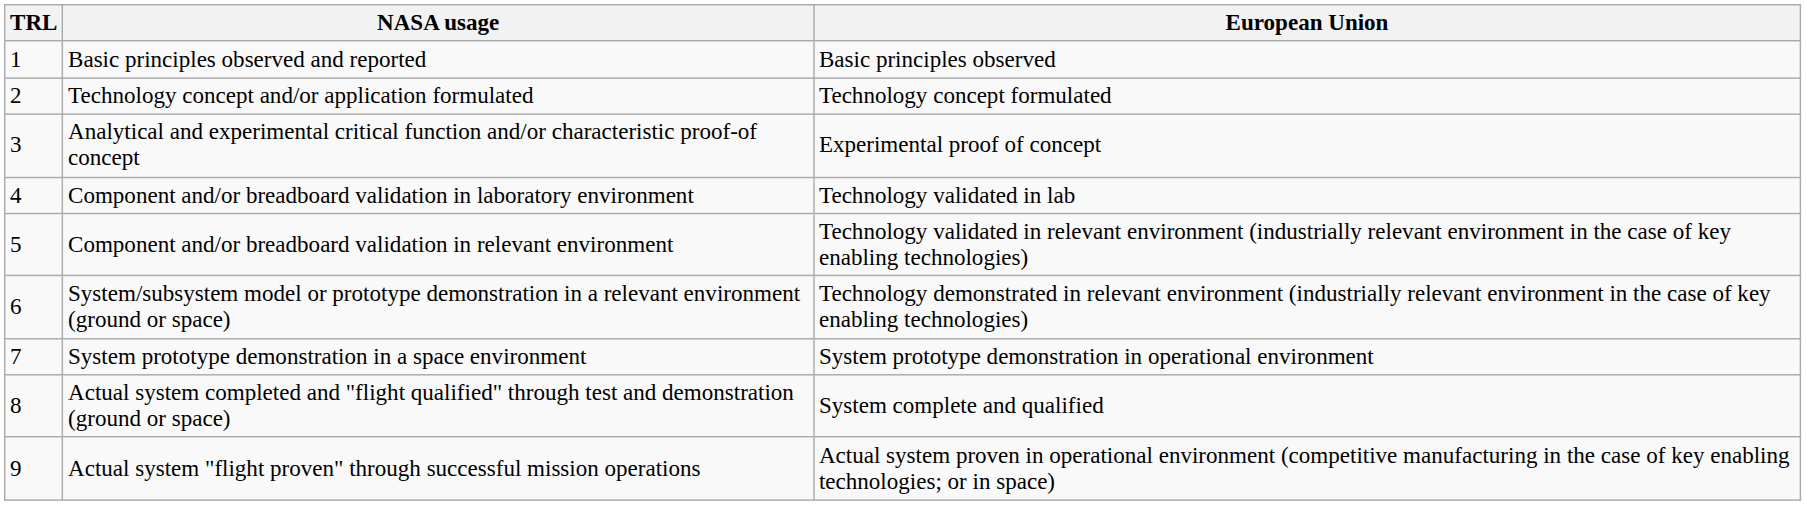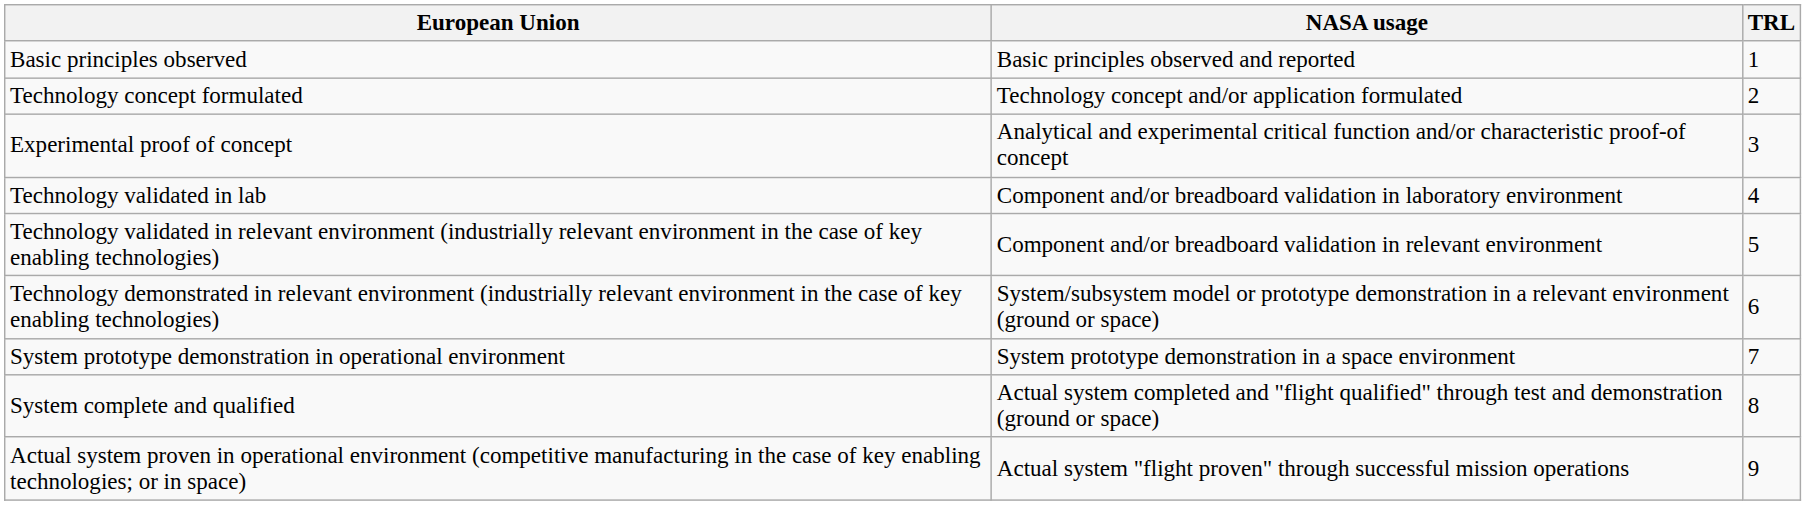columns swapped: (34, 22) <-> (1307, 22)
